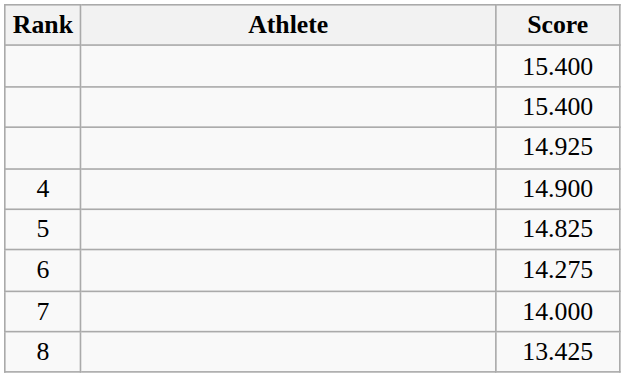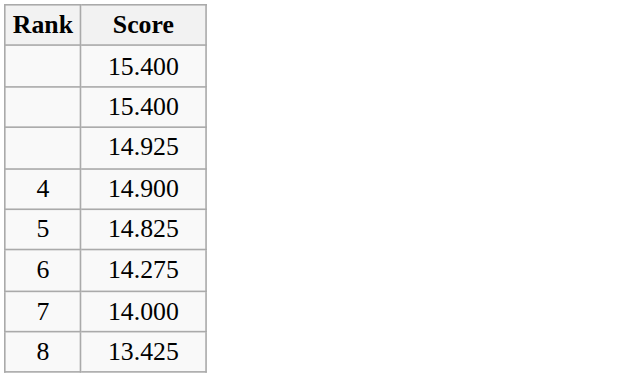- column: (288, 24)
